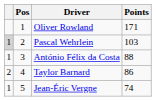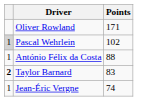- column: (22, 11)
(131, 42) 103 -> (113, 42) 102
(9, 72) normal -> (9, 72) bold
(129, 72) 86 -> (111, 72) 83
